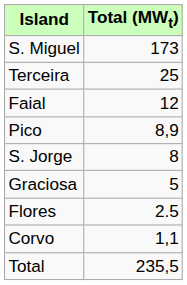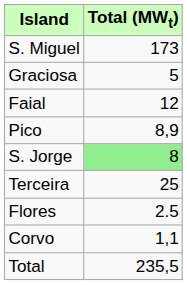rows swapped: (39, 75) <-> (43, 184)
(174, 157) no background -> (174, 157) lightgreen background
